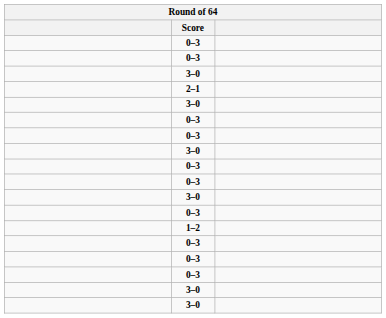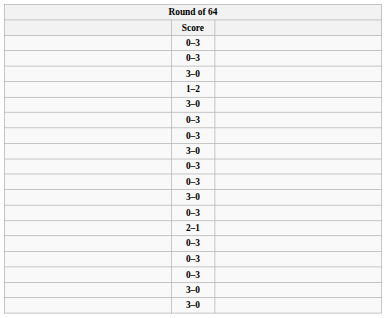rows swapped: (88, 229) <-> (88, 90)
